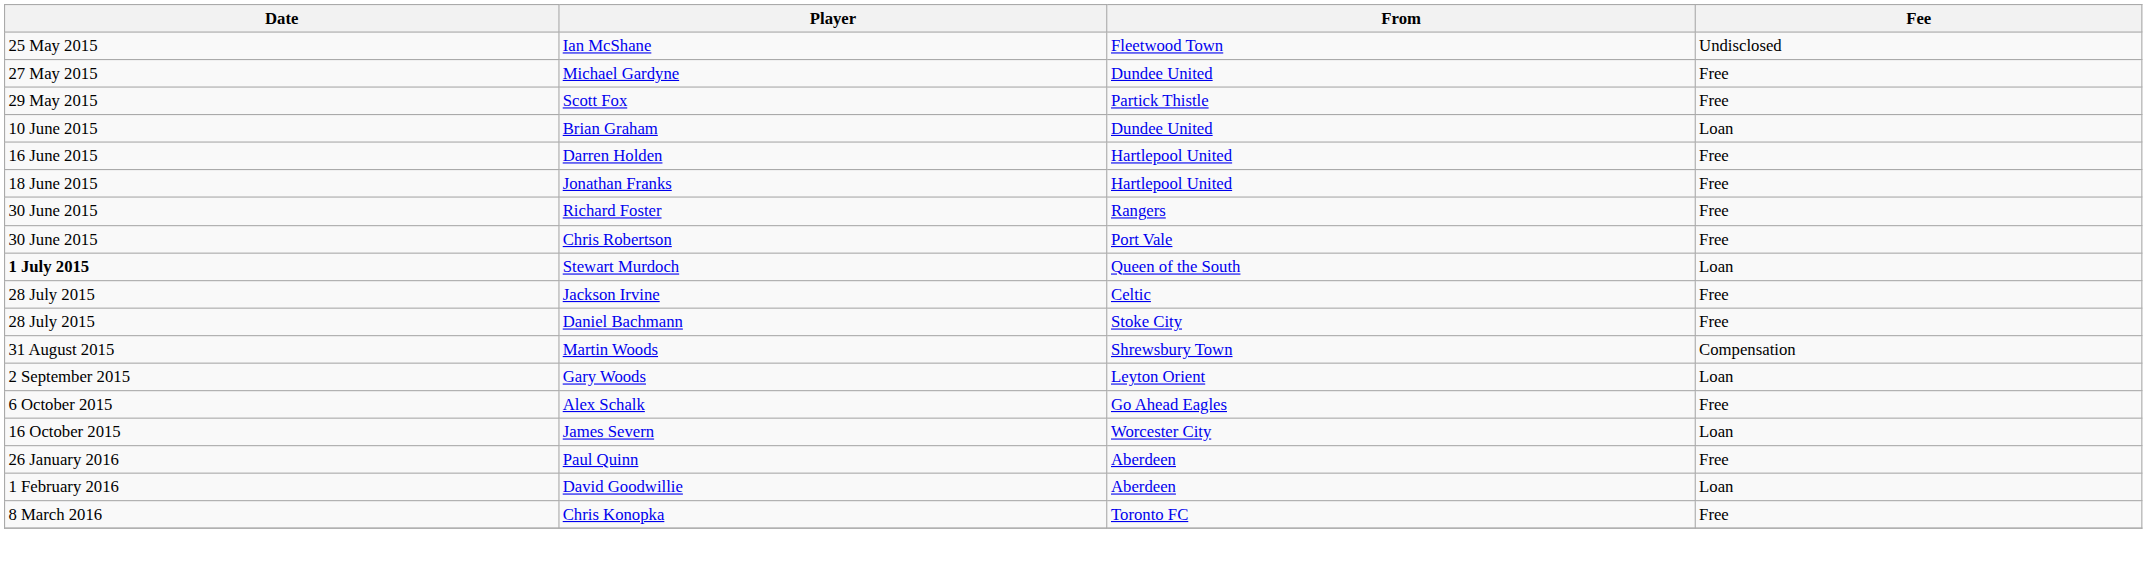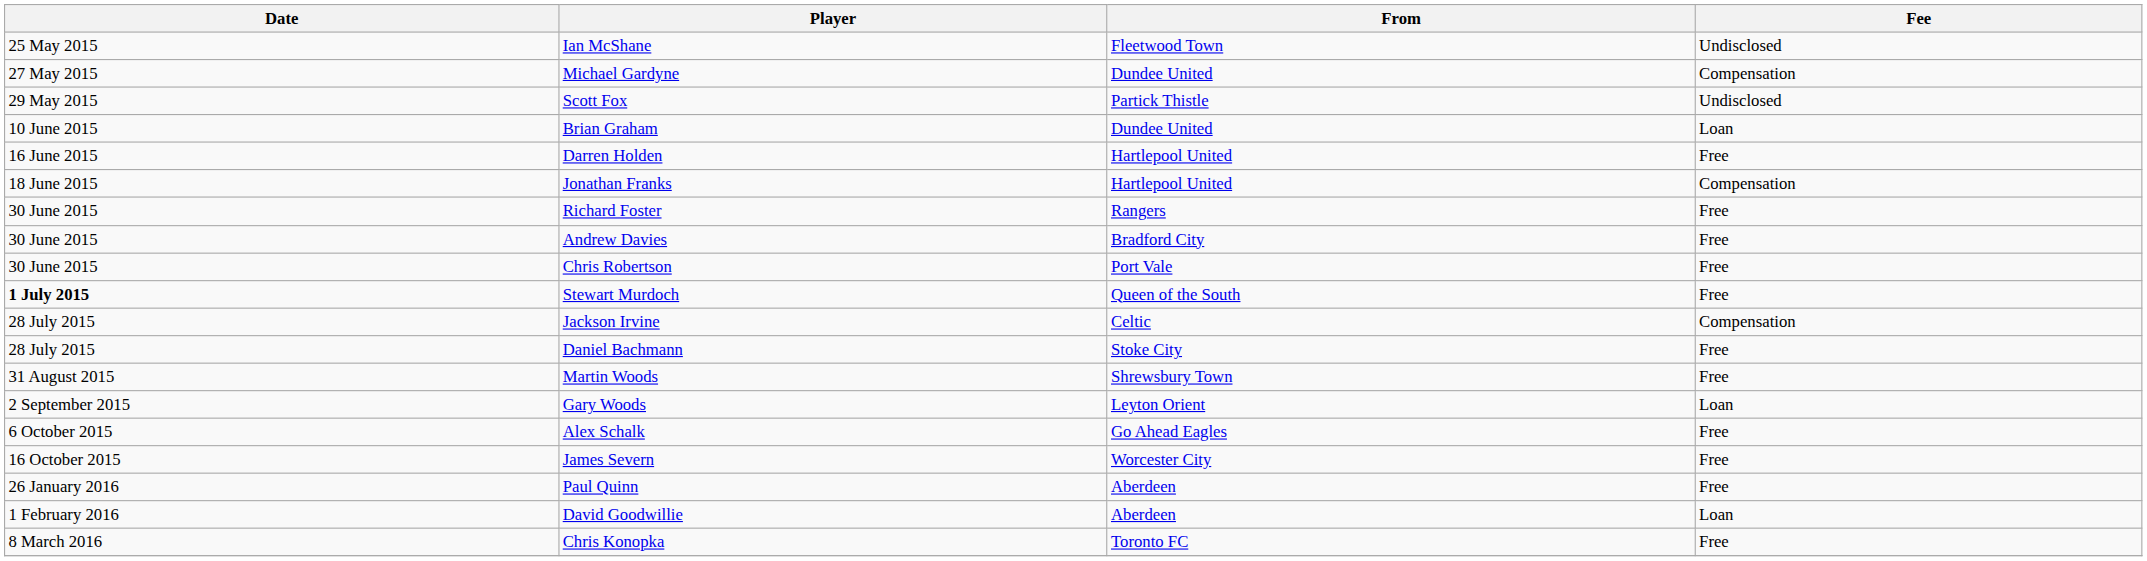(1714, 73) Free -> (1747, 73) Compensation
(1714, 101) Free -> (1740, 101) Undisclosed
(1714, 183) Free -> (1747, 183) Compensation
+ row: (615, 239)
(1716, 266) Loan -> (1714, 294) Free
(1714, 294) Free -> (1747, 321) Compensation
(1747, 349) Compensation -> (1714, 376) Free
(1716, 432) Loan -> (1714, 459) Free
